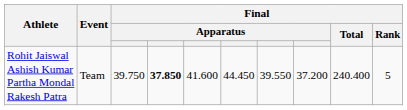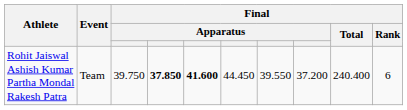(202, 76) normal -> (202, 76) bold
(388, 76) 5 -> (388, 76) 6
